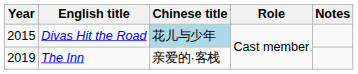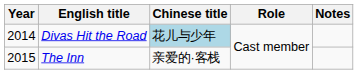(21, 35) 2015 -> (21, 35) 2014
(21, 58) 2019 -> (21, 58) 2015
